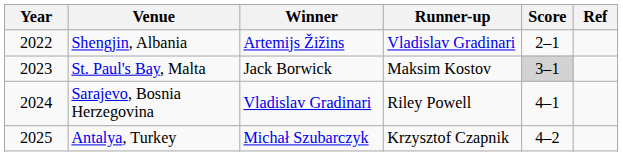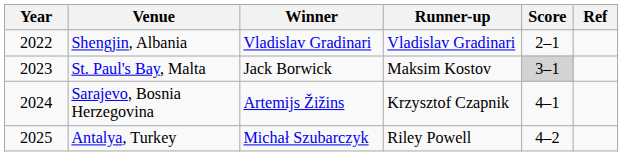(294, 42) Artemijs Žižins -> (307, 42) Vladislav Gradinari
(307, 103) Vladislav Gradinari -> (294, 103) Artemijs Žižins
(429, 103) Riley Powell -> (448, 103) Krzysztof Czapnik
(448, 138) Krzysztof Czapnik -> (429, 138) Riley Powell
